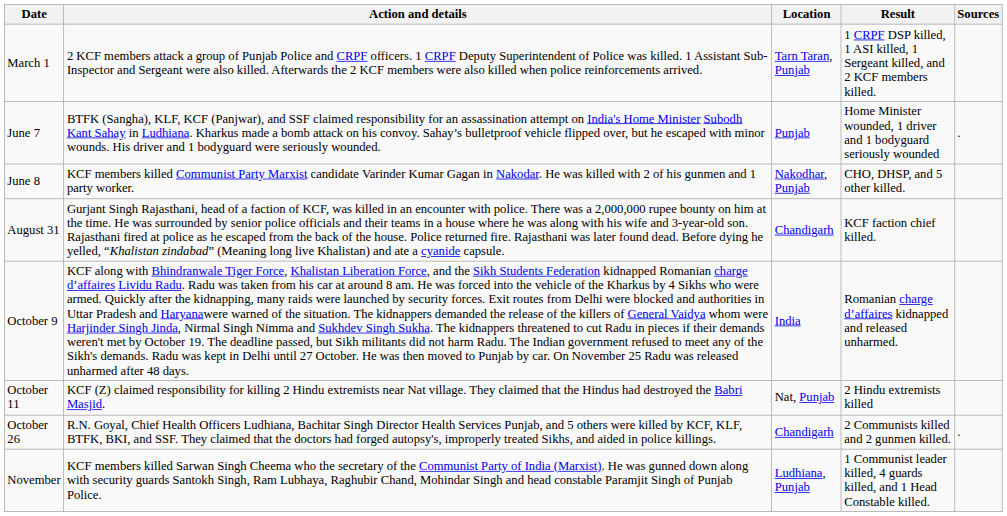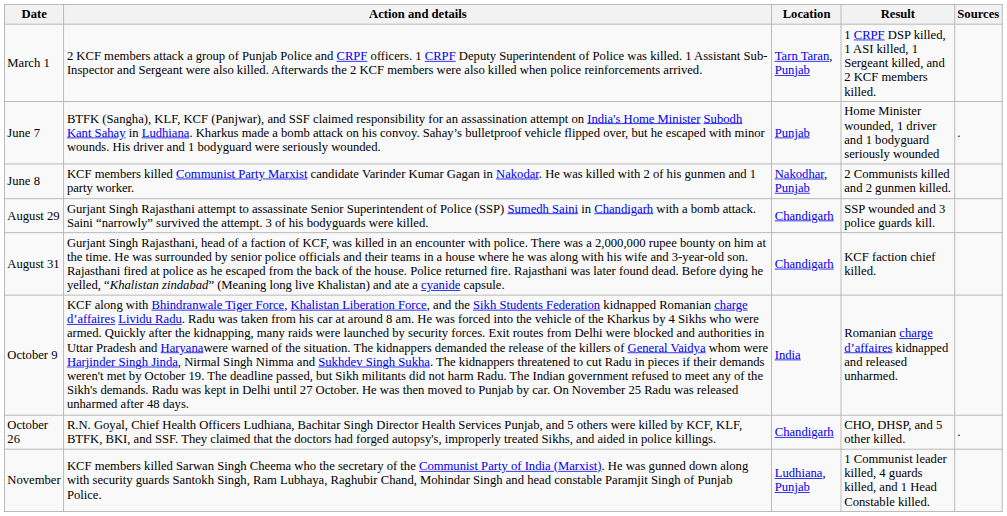(893, 181) CHO, DHSP, and 5 other killed. -> (898, 181) 2 Communists killed and 2 gunmen killed.
+ row: (33, 215)
- row: (28, 397)
(898, 432) 2 Communists killed and 2 gunmen killed. -> (893, 432) CHO, DHSP, and 5 other killed.
